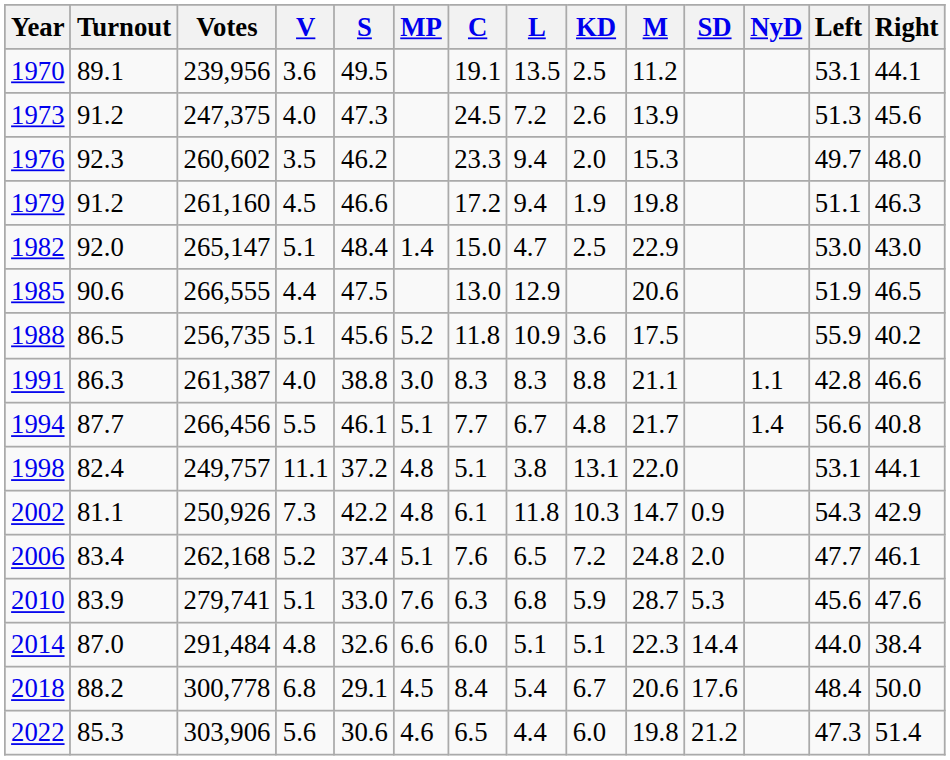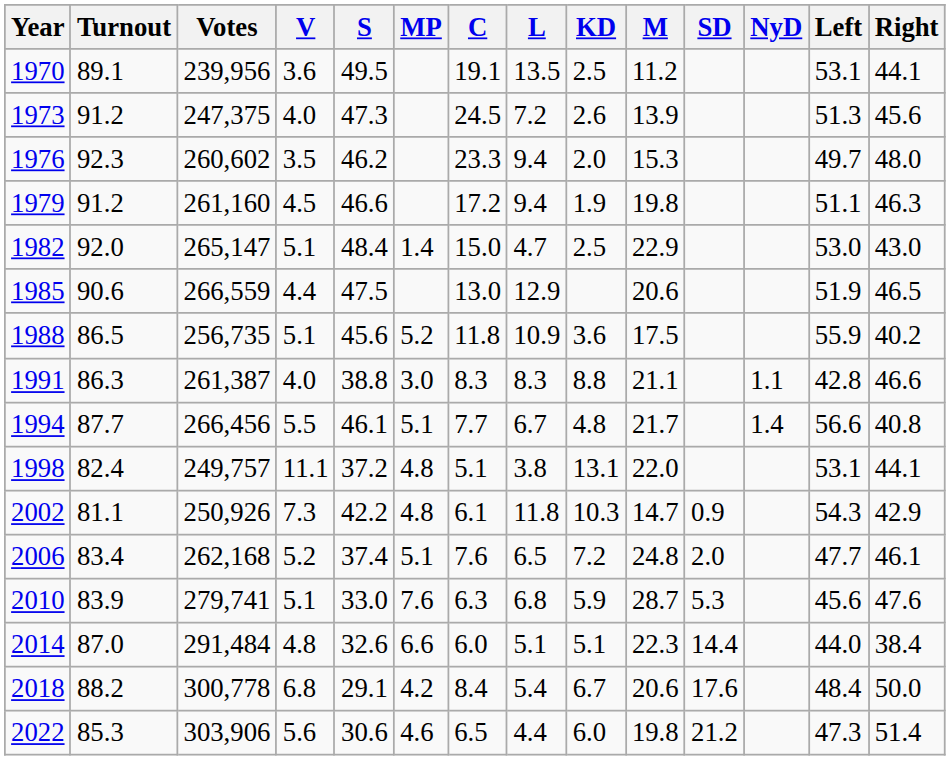(227, 291) 266,555 -> (227, 291) 266,559
(417, 688) 4.5 -> (417, 688) 4.2
